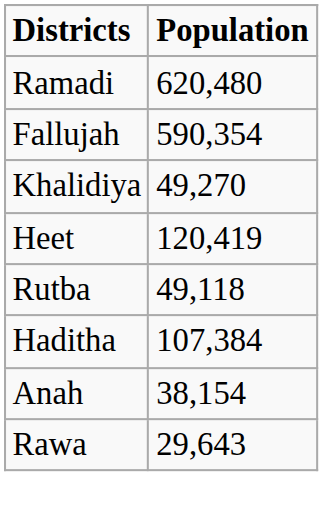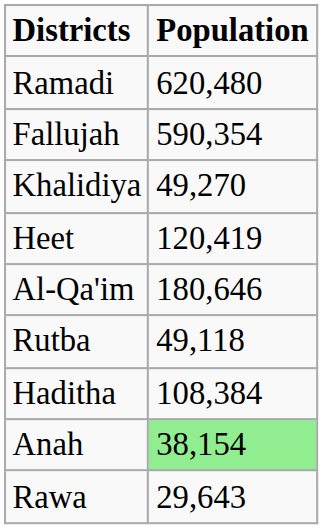+ row: (74, 289)
(209, 340) 107,384 -> (209, 392) 108,384
(201, 392) no background -> (201, 444) lightgreen background
